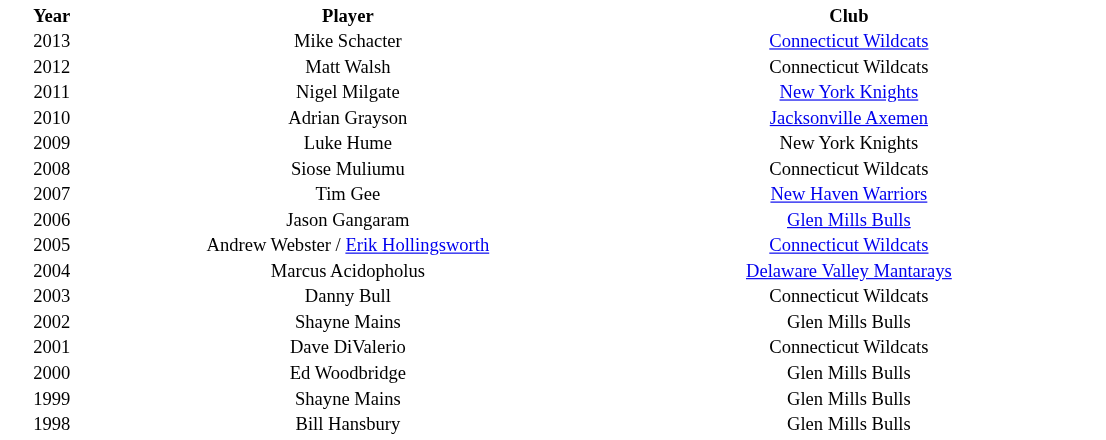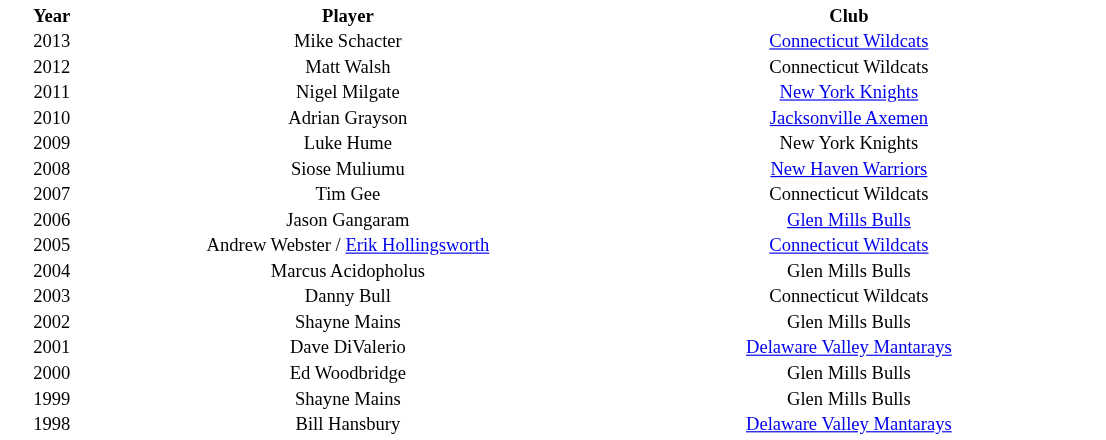(849, 168) Connecticut Wildcats -> (849, 168) New Haven Warriors
(849, 194) New Haven Warriors -> (849, 194) Connecticut Wildcats
(849, 271) Delaware Valley Mantarays -> (849, 271) Glen Mills Bulls
(849, 347) Connecticut Wildcats -> (849, 347) Delaware Valley Mantarays
(849, 424) Glen Mills Bulls -> (849, 424) Delaware Valley Mantarays
